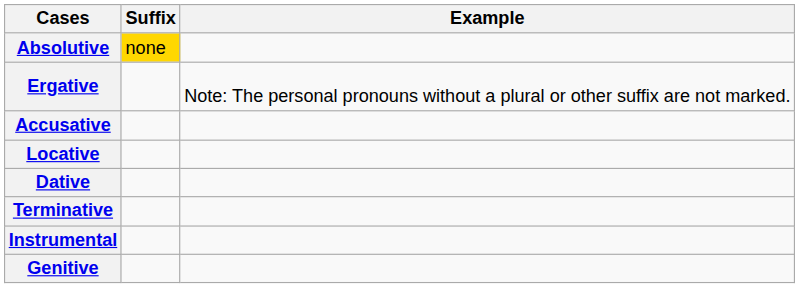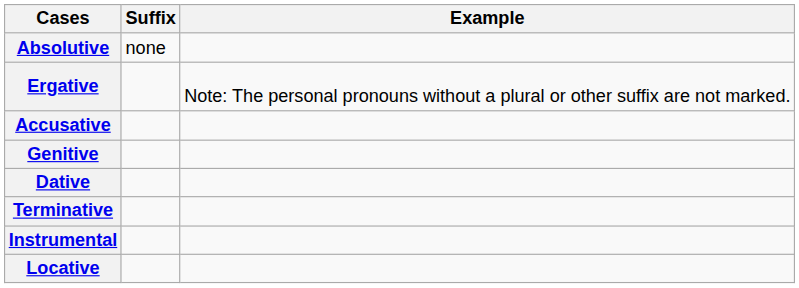(146, 47) gold background -> (146, 47) no background
rows swapped: (63, 268) <-> (63, 153)
